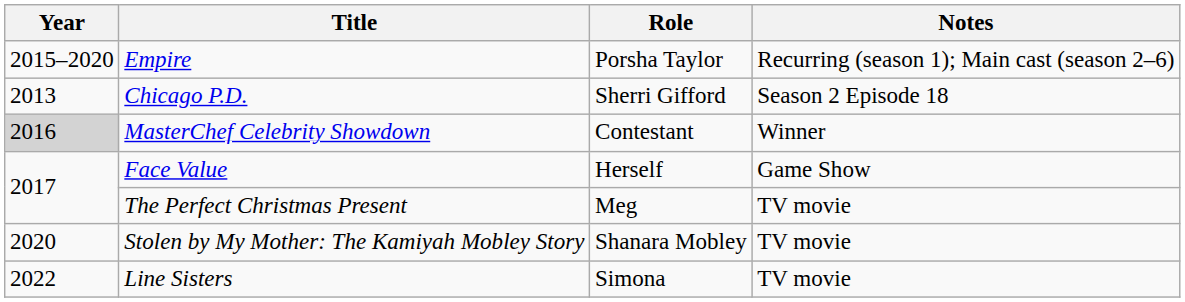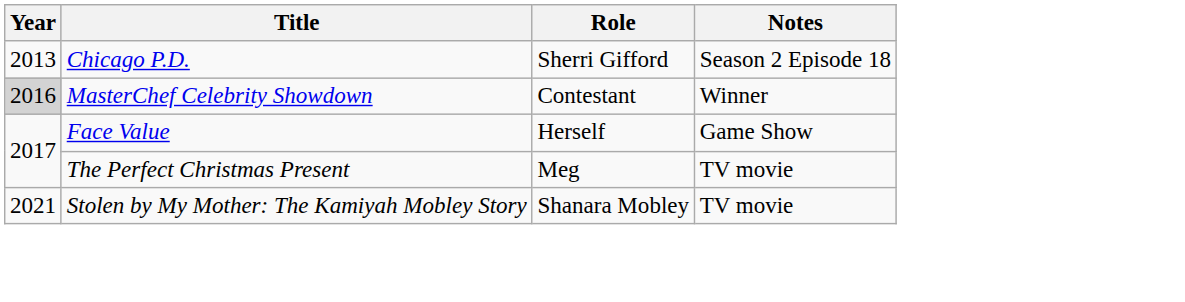- row: (158, 59)
(33, 242) 2020 -> (33, 205) 2021
- row: (178, 278)
